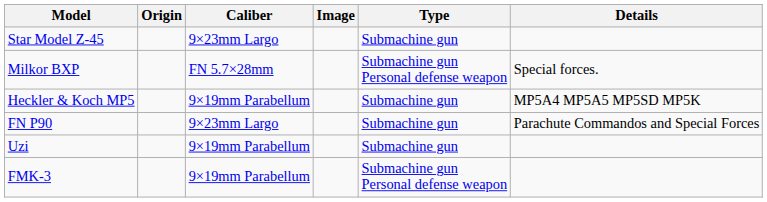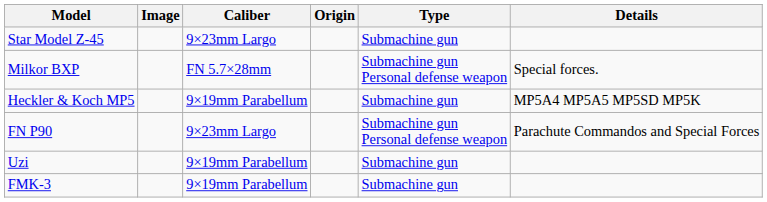columns swapped: (336, 15) <-> (162, 15)
(410, 123) Submachine gun -> (434, 131) Submachine gun Personal defense weapon
(434, 177) Submachine gun Personal defense weapon -> (410, 185) Submachine gun
